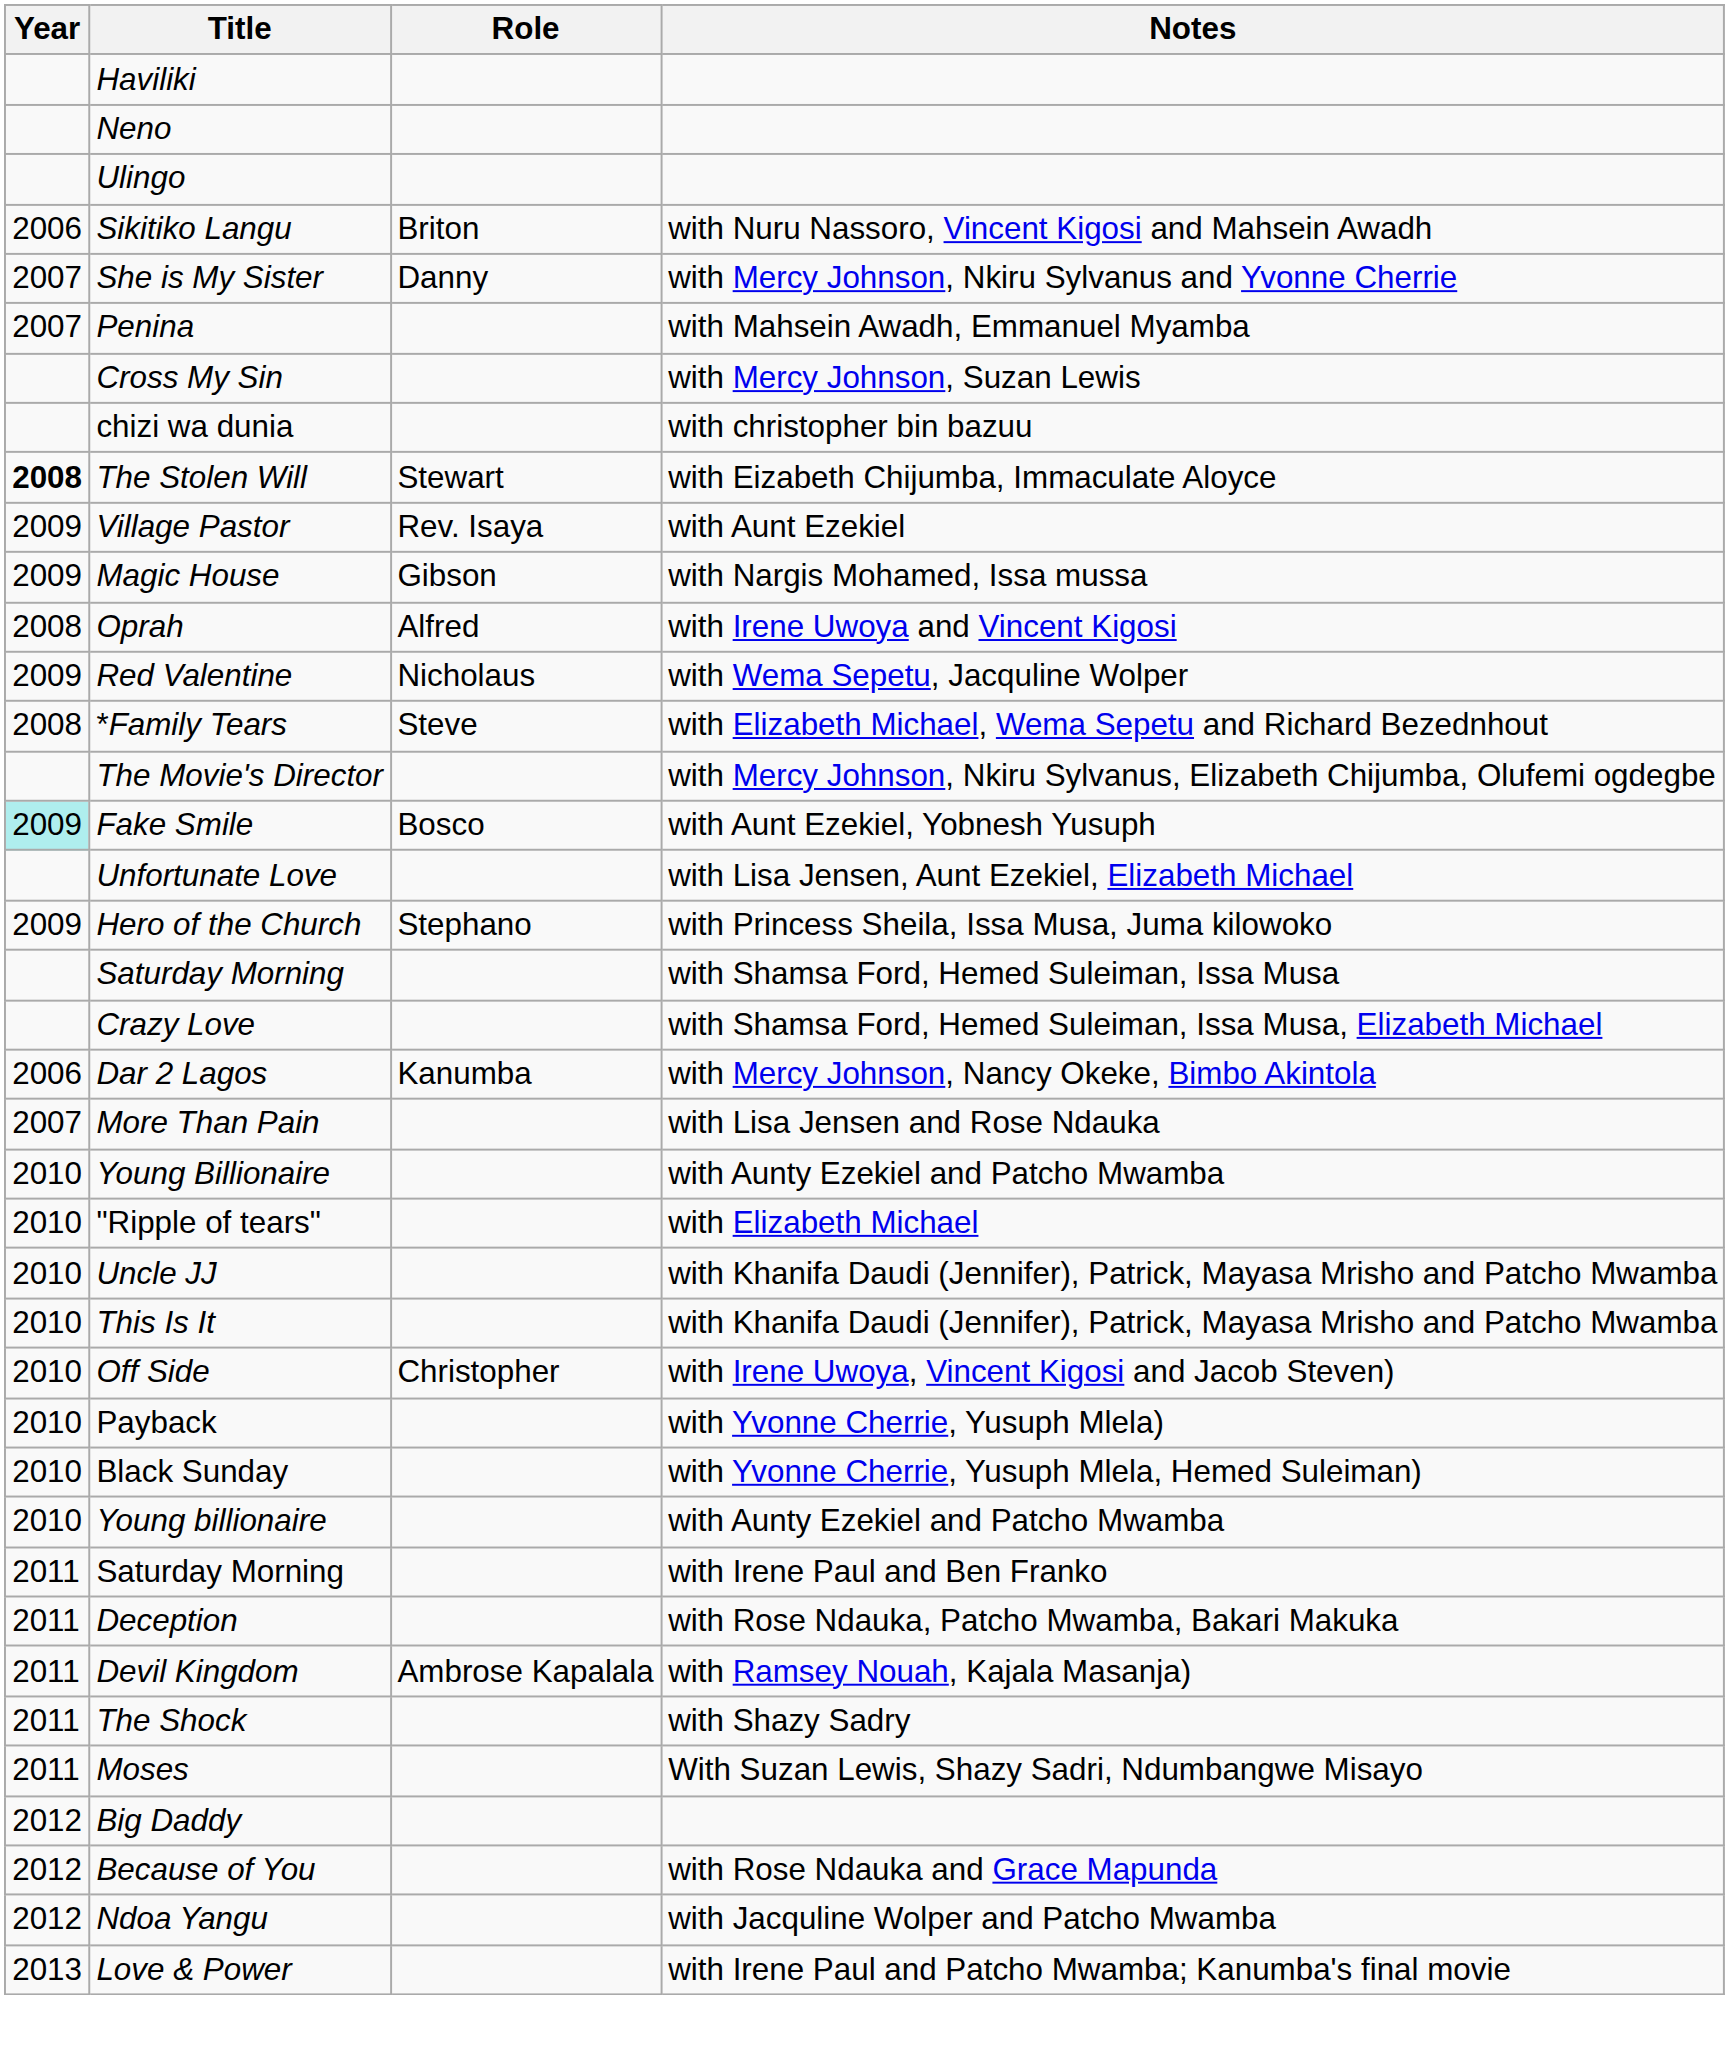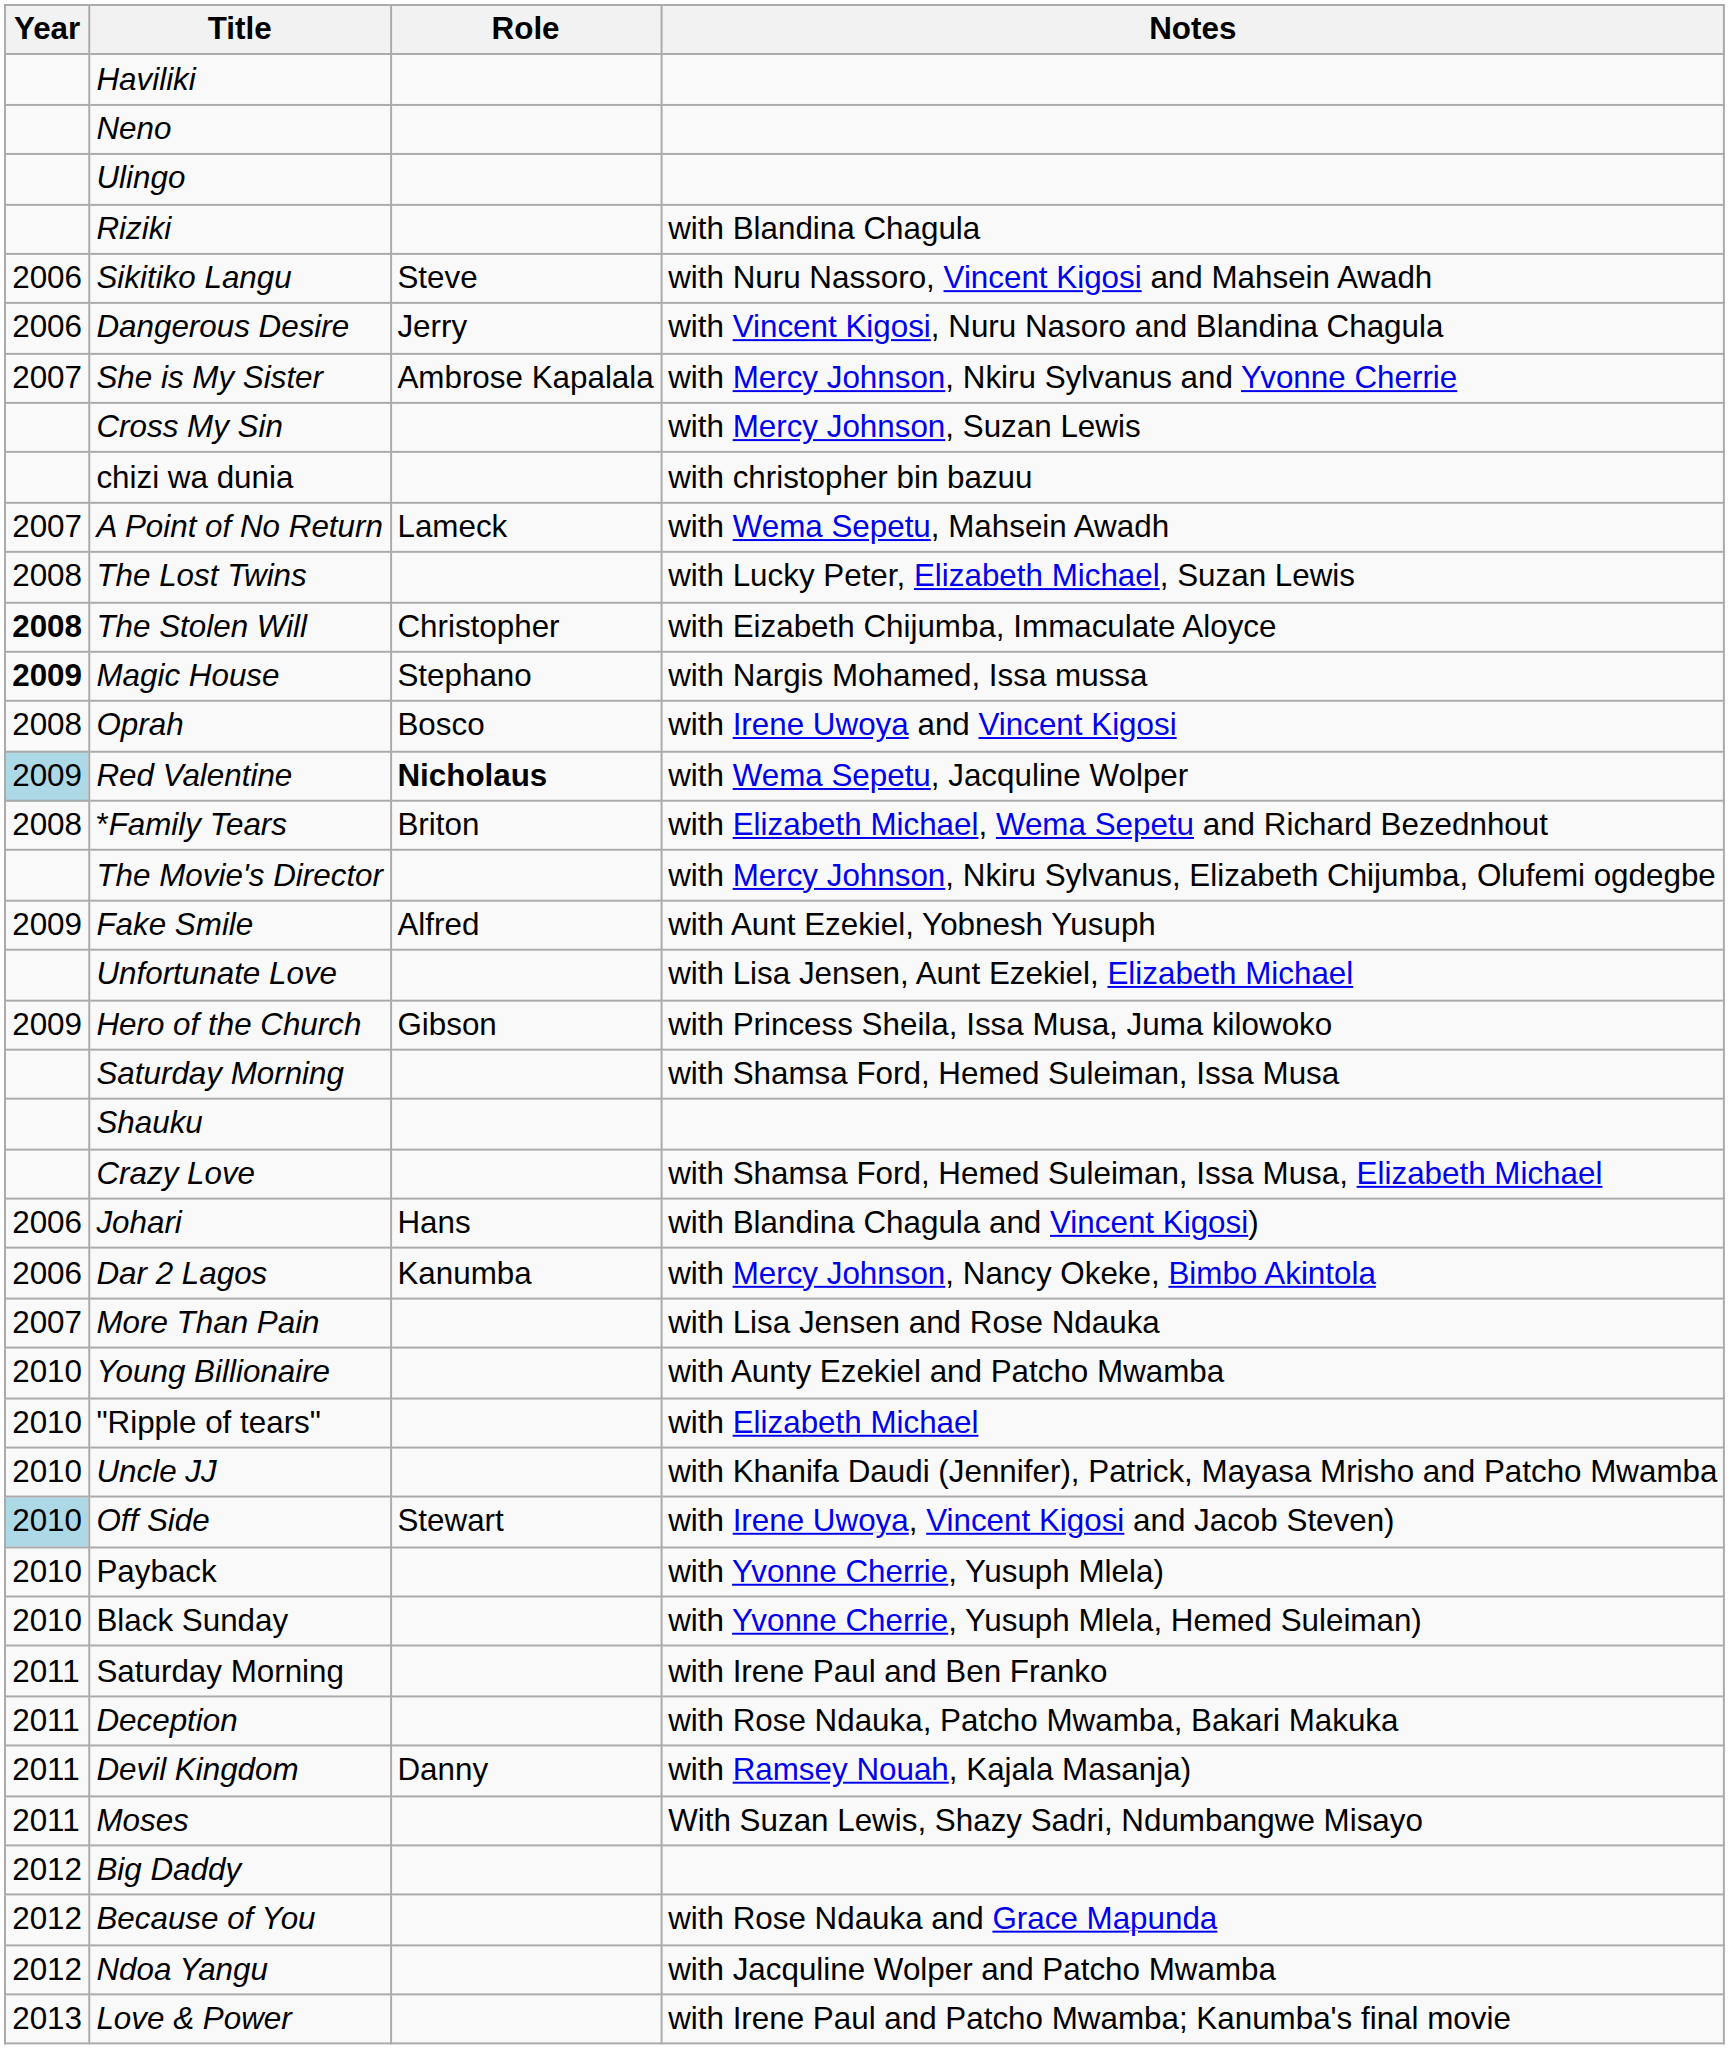+ row: (134, 228)
(438, 228) Briton -> (438, 278) Steve
+ row: (223, 327)
(443, 278) Danny -> (526, 377) Ambrose Kapalala
- row: (145, 327)
+ row: (240, 526)
+ row: (202, 576)
(451, 476) Stewart -> (478, 626) Christopher
- row: (193, 526)
(47, 576) normal -> (47, 675) bold
(447, 576) Gibson -> (465, 675) Stephano
(438, 626) Alfred -> (441, 725) Bosco
(47, 675) no background -> (47, 775) lightblue background
(466, 675) normal -> (472, 775) bold
(438, 725) Steve -> (438, 825) Briton
(47, 825) paleturquoise background -> (47, 924) no background
(441, 825) Bosco -> (438, 924) Alfred
(465, 924) Stephano -> (447, 1024) Gibson
+ row: (150, 1123)
+ row: (139, 1223)
- row: (156, 1322)
(47, 1372) no background -> (47, 1521) lightblue background
(478, 1372) Christopher -> (451, 1521) Stewart
- row: (211, 1521)
(526, 1670) Ambrose Kapalala -> (443, 1770) Danny
- row: (171, 1720)
